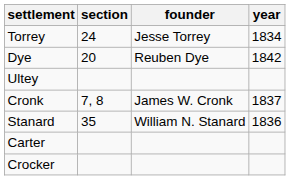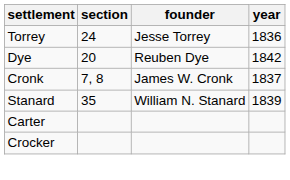(267, 36) 1834 -> (267, 36) 1836
- row: (23, 79)
(267, 121) 1836 -> (267, 100) 1839
